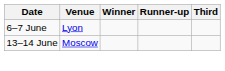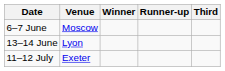(72, 27) Lyon -> (80, 27) Moscow
(80, 43) Moscow -> (72, 43) Lyon
+ row: (30, 58)
